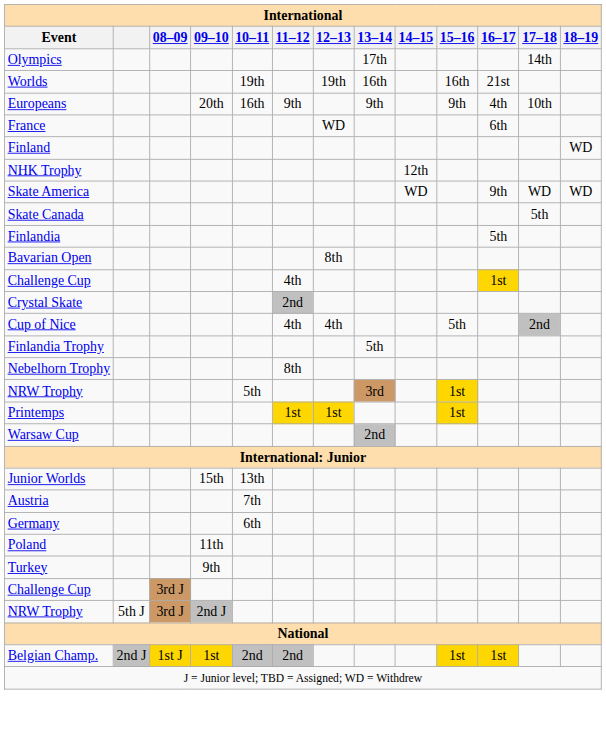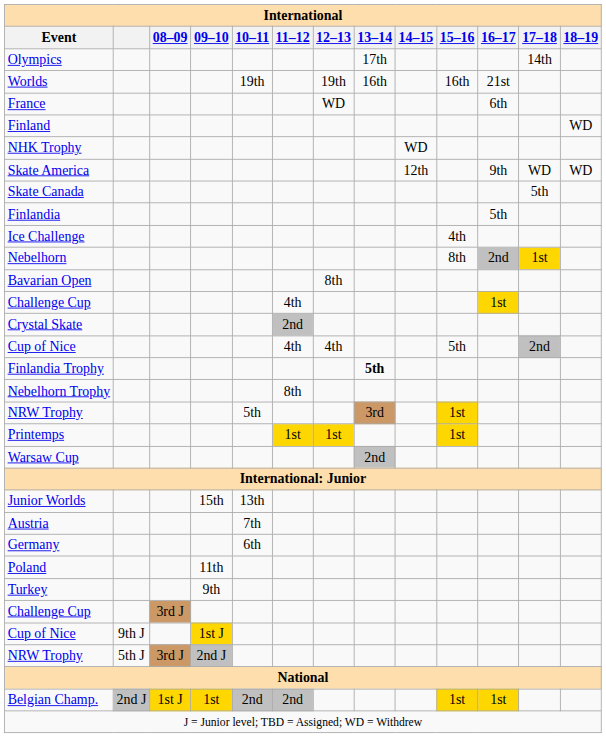- row: (37, 103)
(416, 170) 12th -> (416, 147) WD
(416, 192) WD -> (416, 170) 12th
+ row: (46, 236)
+ row: (37, 258)
(375, 346) normal -> (375, 368) bold
+ row: (42, 633)
